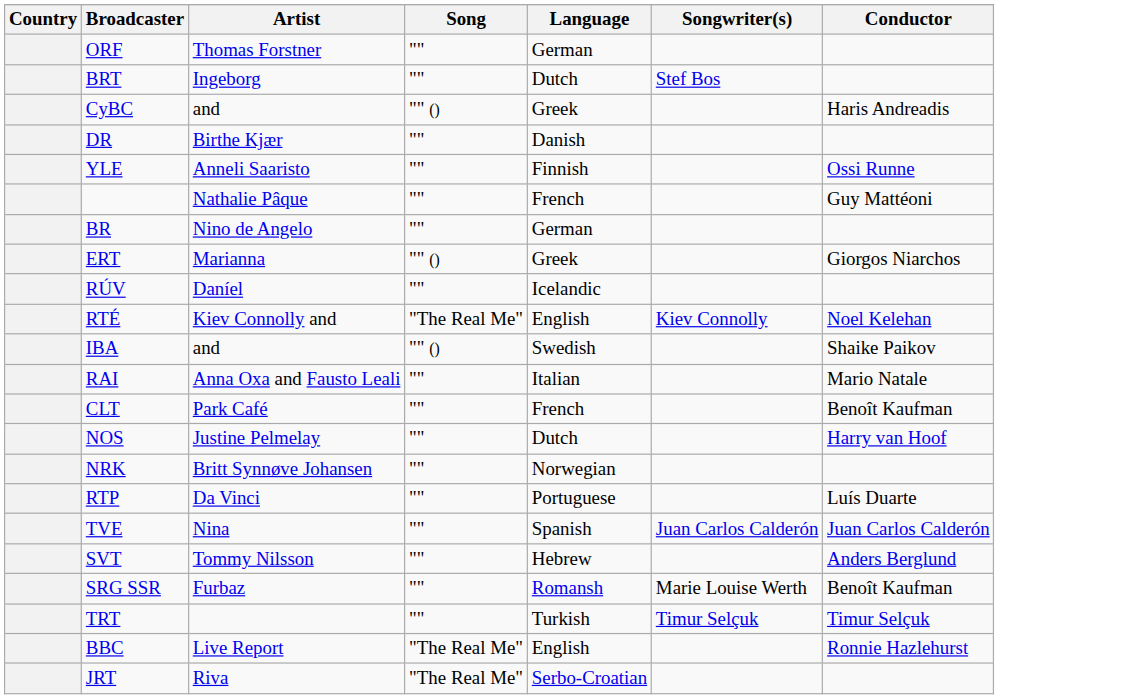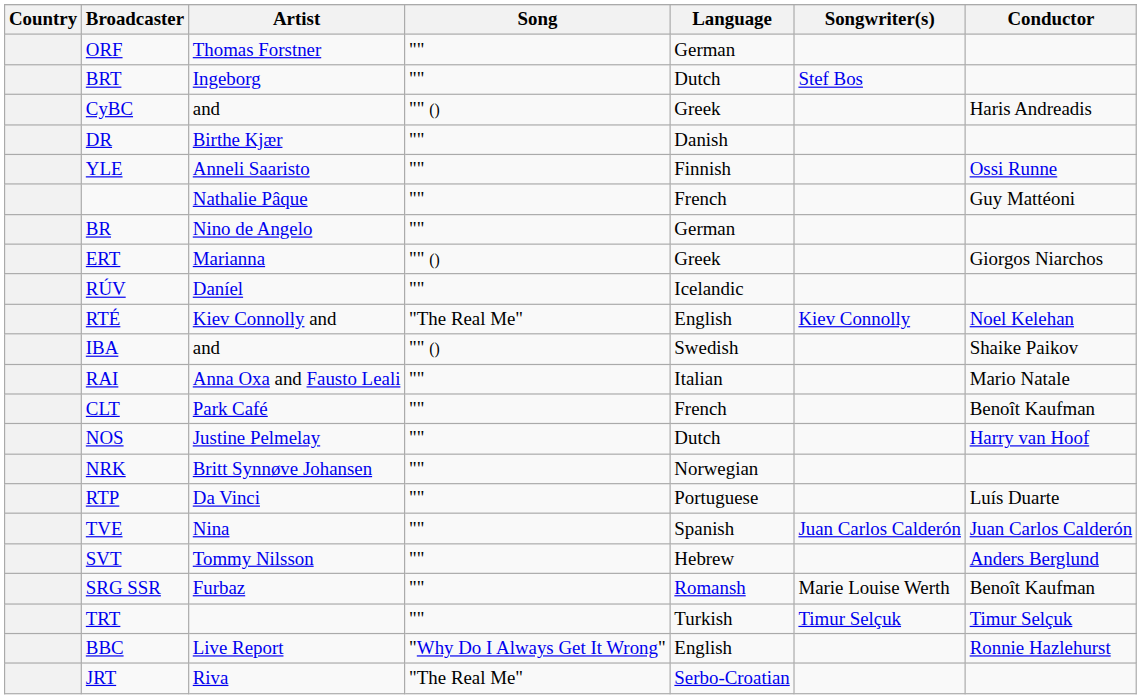(466, 648) "The Real Me" -> (537, 648) "Why Do I Always Get It Wrong"
